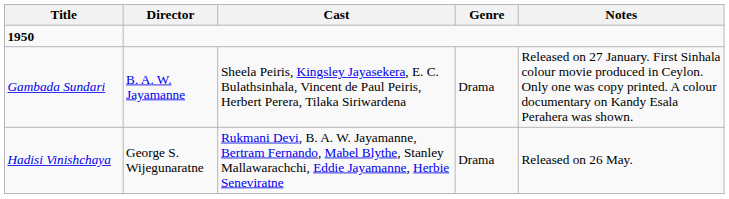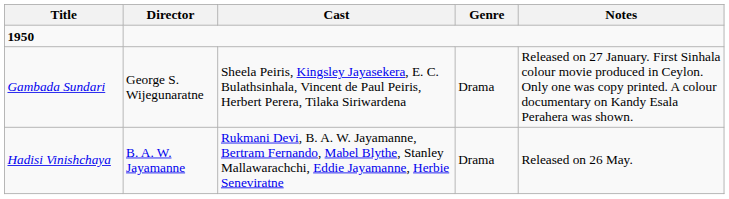(156, 87) B. A. W. Jayamanne -> (165, 87) George S. Wijegunaratne
(165, 160) George S. Wijegunaratne -> (156, 160) B. A. W. Jayamanne
